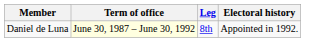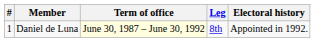+ column: (9, 12)
